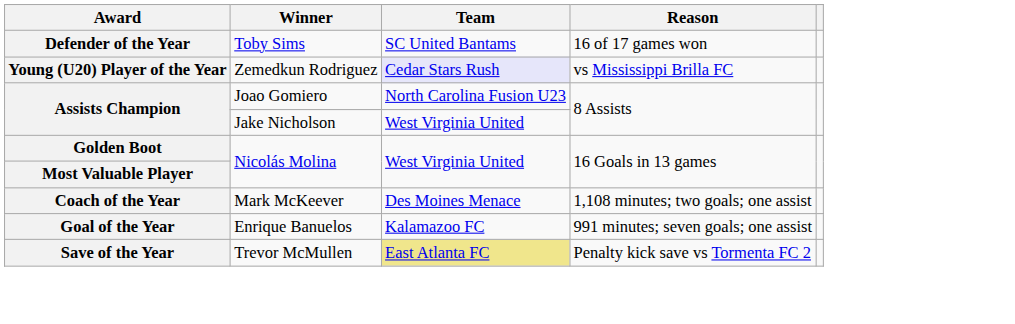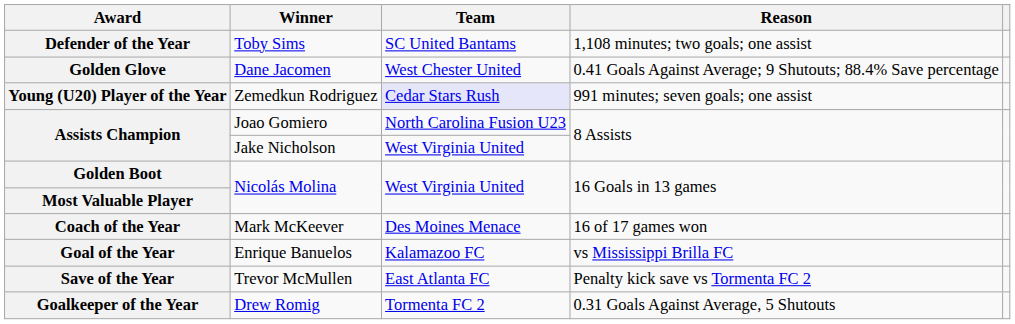(640, 43) 16 of 17 games won -> (693, 43) 1,108 minutes; two goals; one assist
+ row: (117, 69)
(653, 69) vs Mississippi Brilla FC -> (693, 95) 991 minutes; seven goals; one assist
(693, 200) 1,108 minutes; two goals; one assist -> (640, 226) 16 of 17 games won
(693, 226) 991 minutes; seven goals; one assist -> (653, 252) vs Mississippi Brilla FC
(437, 252) khaki background -> (437, 278) no background
+ row: (117, 305)
